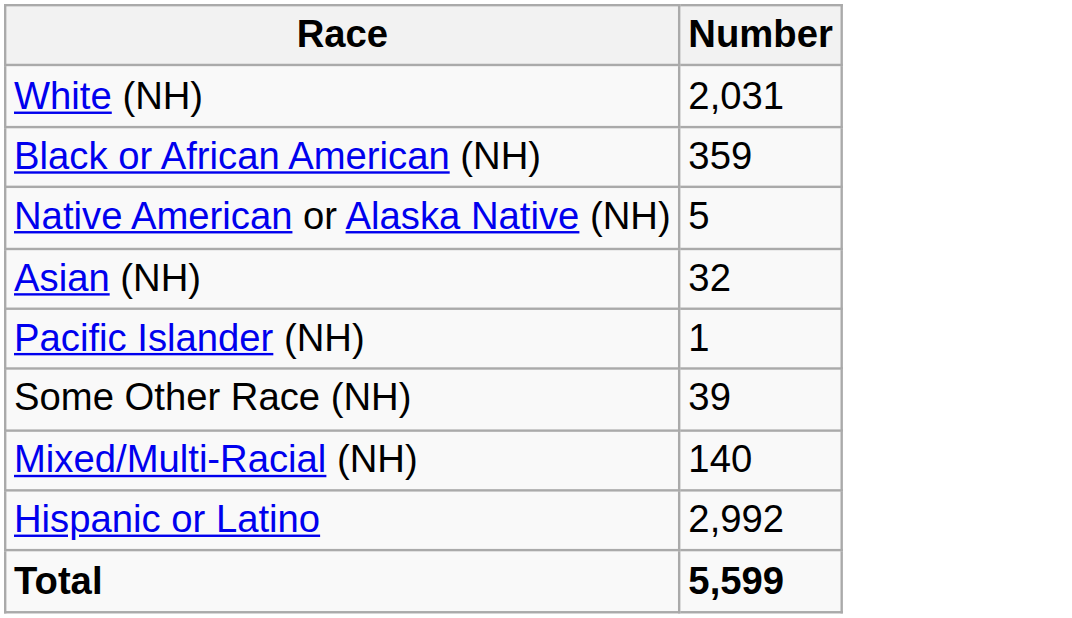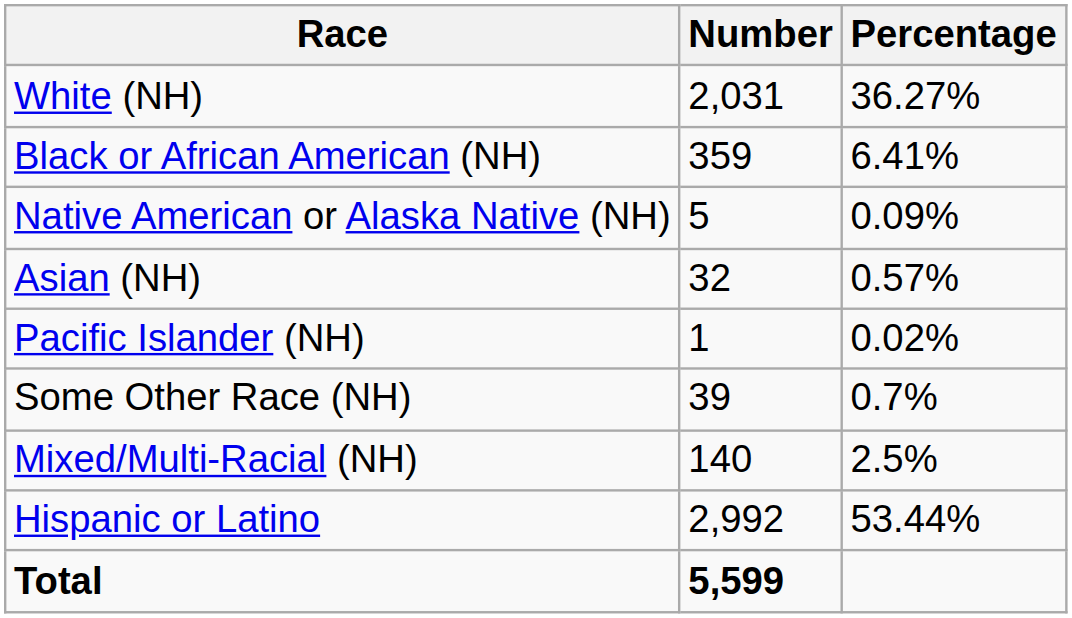+ column: (954, 34)
